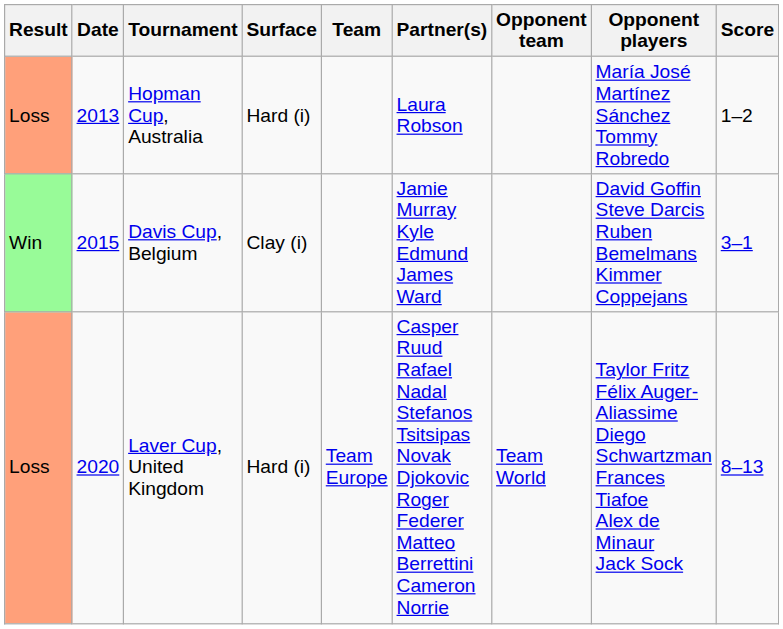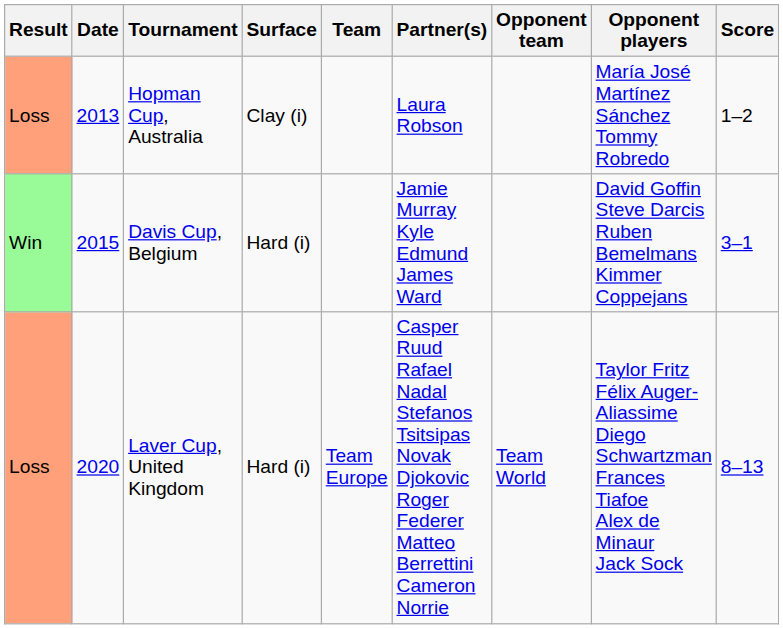(279, 114) Hard (i) -> (277, 114) Clay (i)
(277, 242) Clay (i) -> (279, 242) Hard (i)
